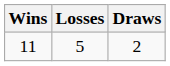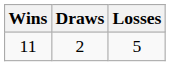columns swapped: (80, 18) <-> (137, 18)
